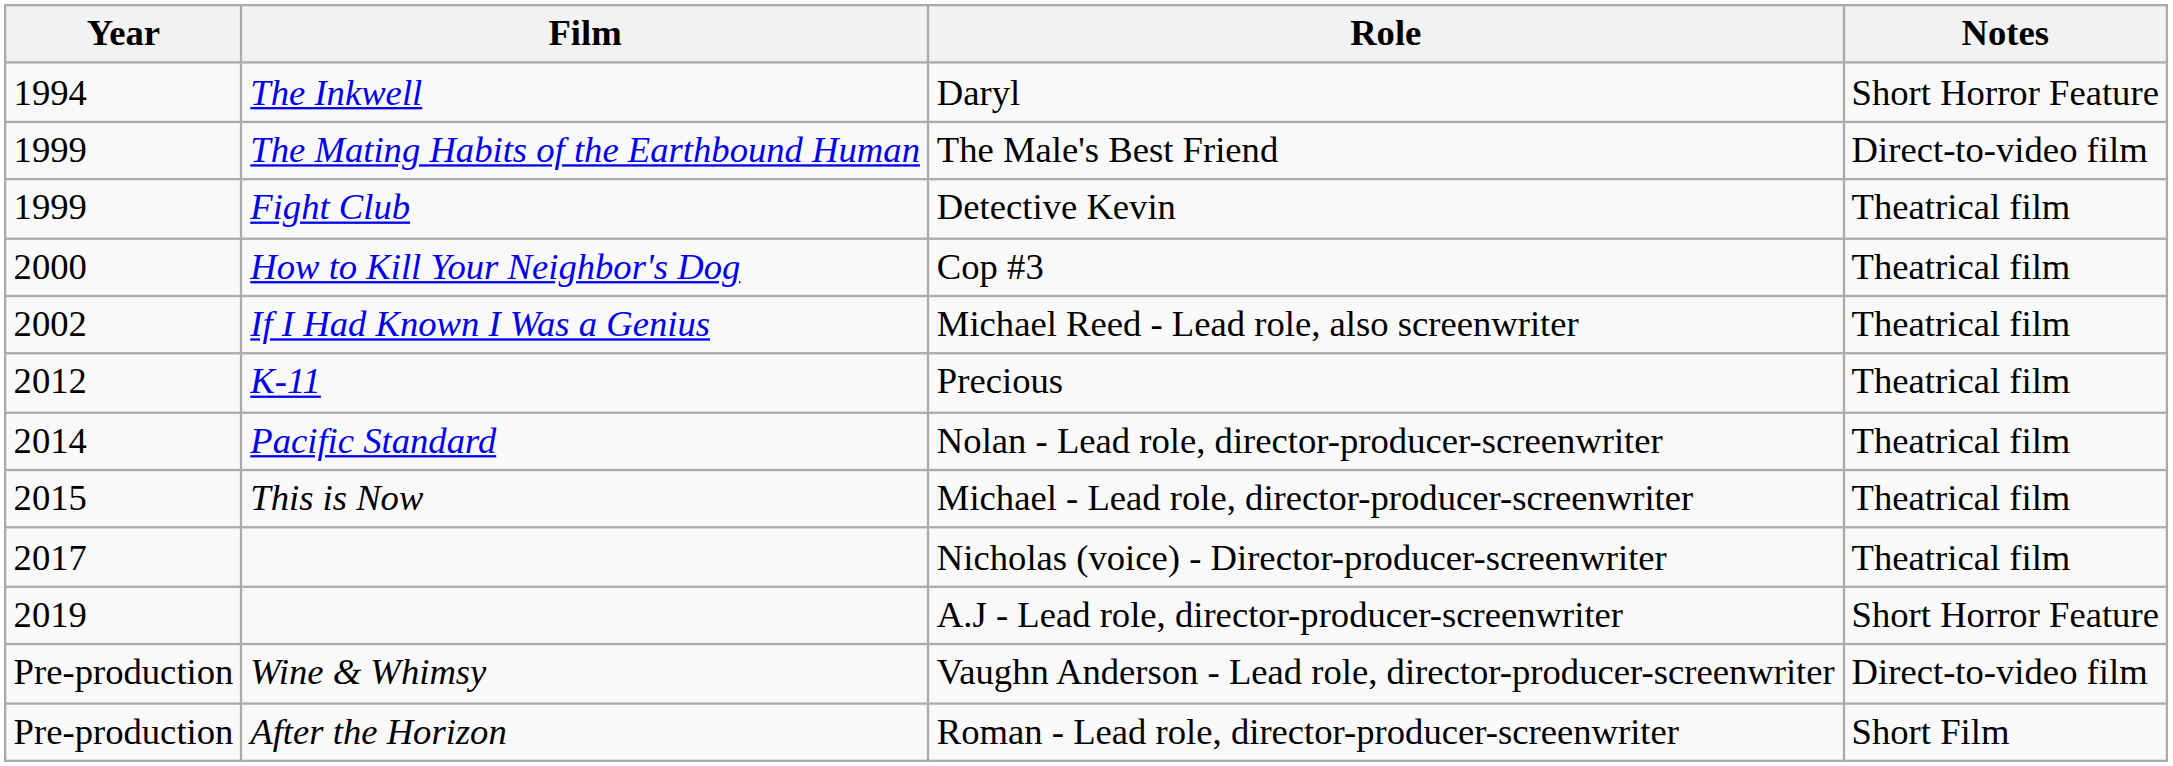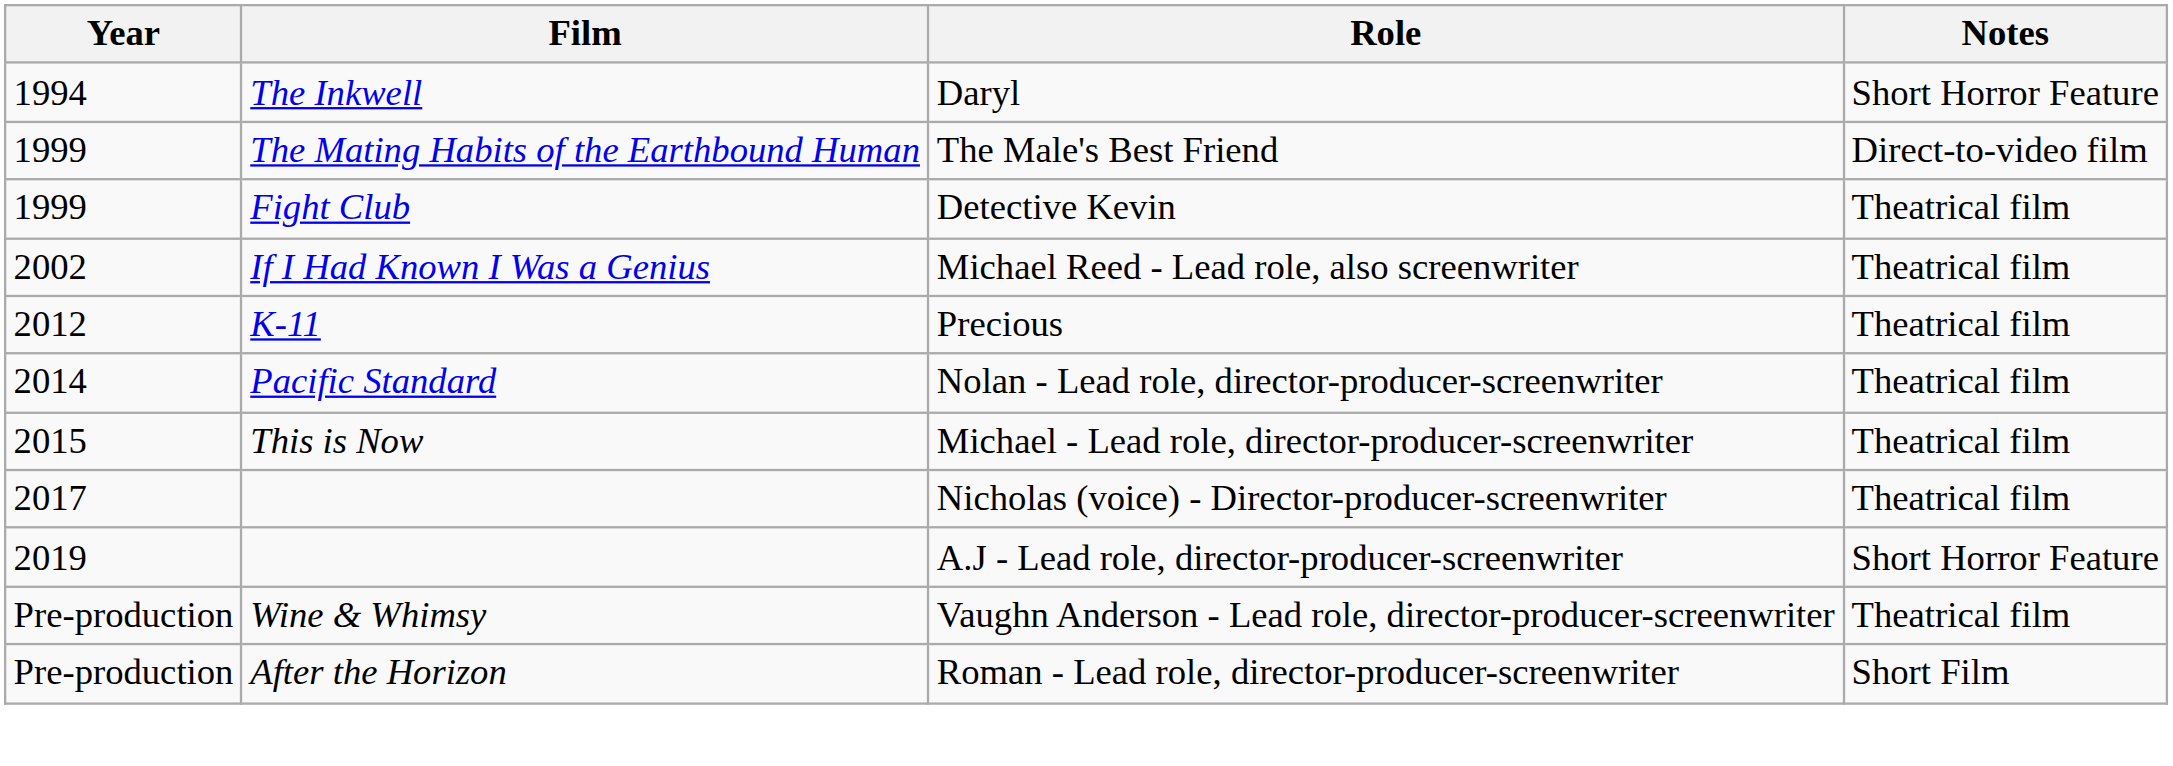- row: (990, 265)
(2000, 672) Direct-to-video film -> (1961, 614) Theatrical film
